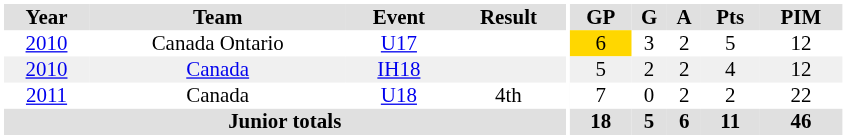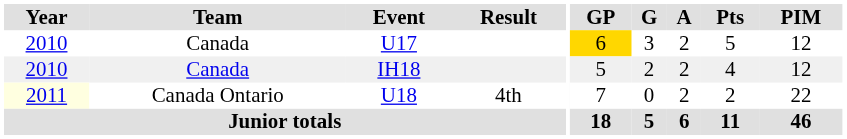(218, 43) Canada Ontario -> (218, 43) Canada
(47, 95) no background -> (47, 95) lightyellow background
(218, 95) Canada -> (218, 95) Canada Ontario
